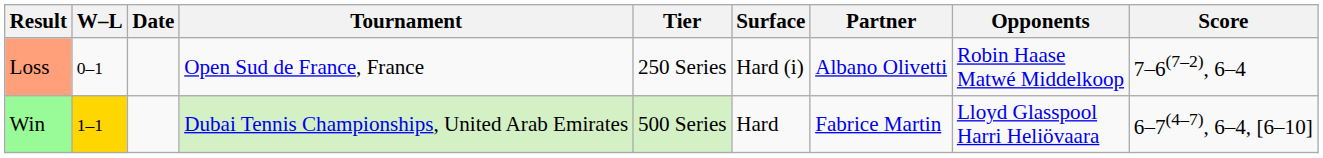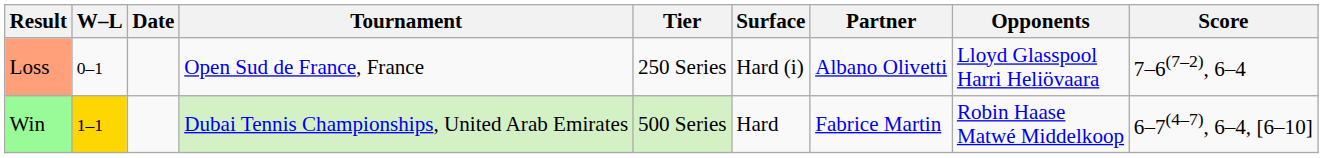(1040, 66) Robin Haase Matwé Middelkoop -> (1028, 66) Lloyd Glasspool Harri Heliövaara
(1028, 123) Lloyd Glasspool Harri Heliövaara -> (1040, 123) Robin Haase Matwé Middelkoop
